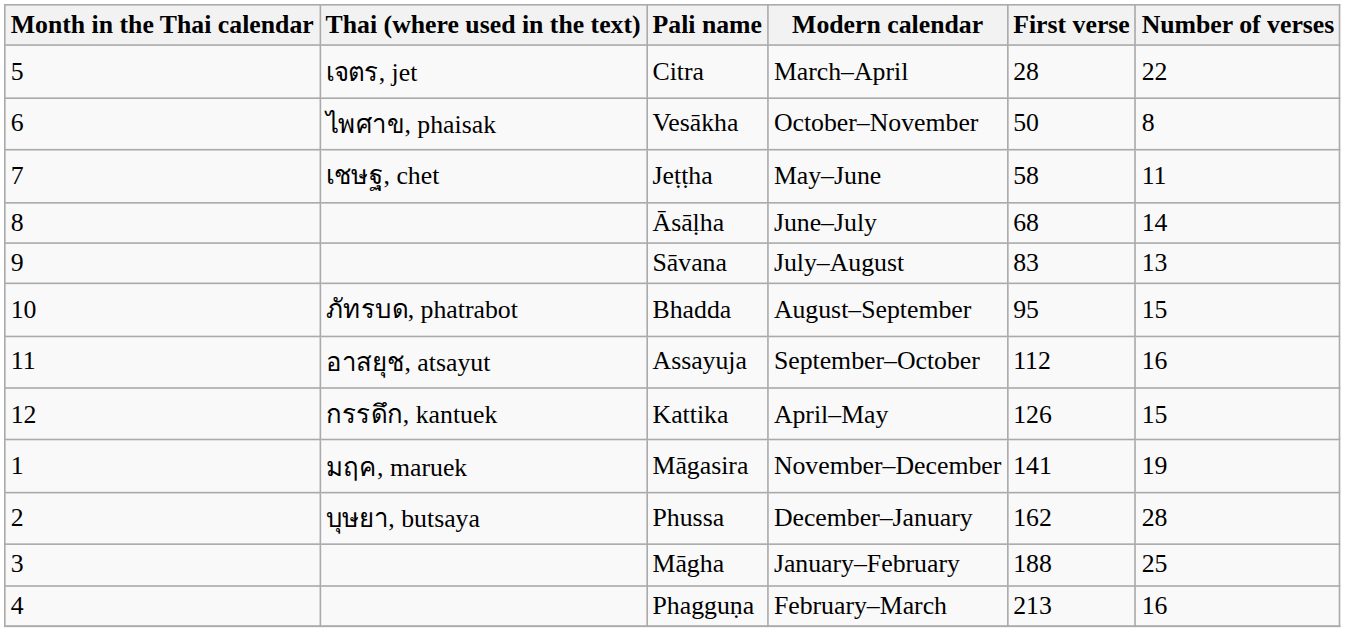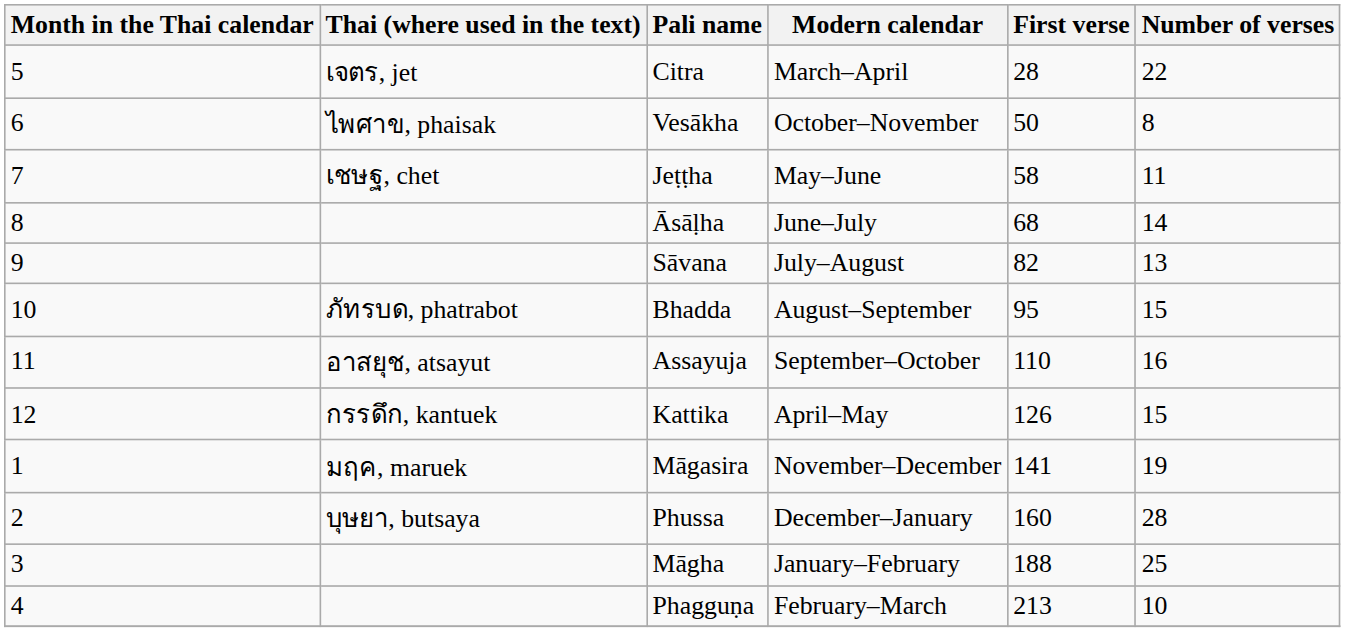(1026, 263) 83 -> (1026, 263) 82
(1032, 361) 112 -> (1032, 361) 110
(1033, 517) 162 -> (1033, 517) 160
(1155, 605) 16 -> (1155, 605) 10
